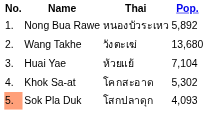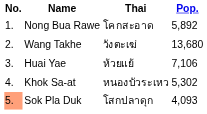(136, 25) หนองบัวระเหว -> (128, 25) โคกสะอาด
(185, 63) 7,104 -> (185, 63) 7,106
(128, 82) โคกสะอาด -> (136, 82) หนองบัวระเหว
